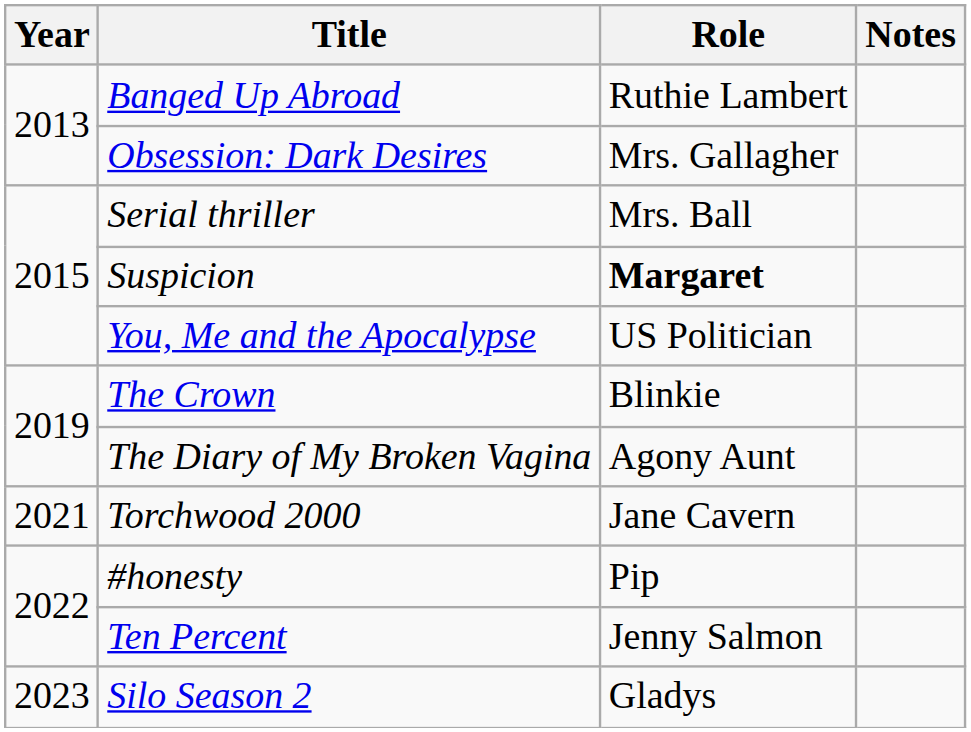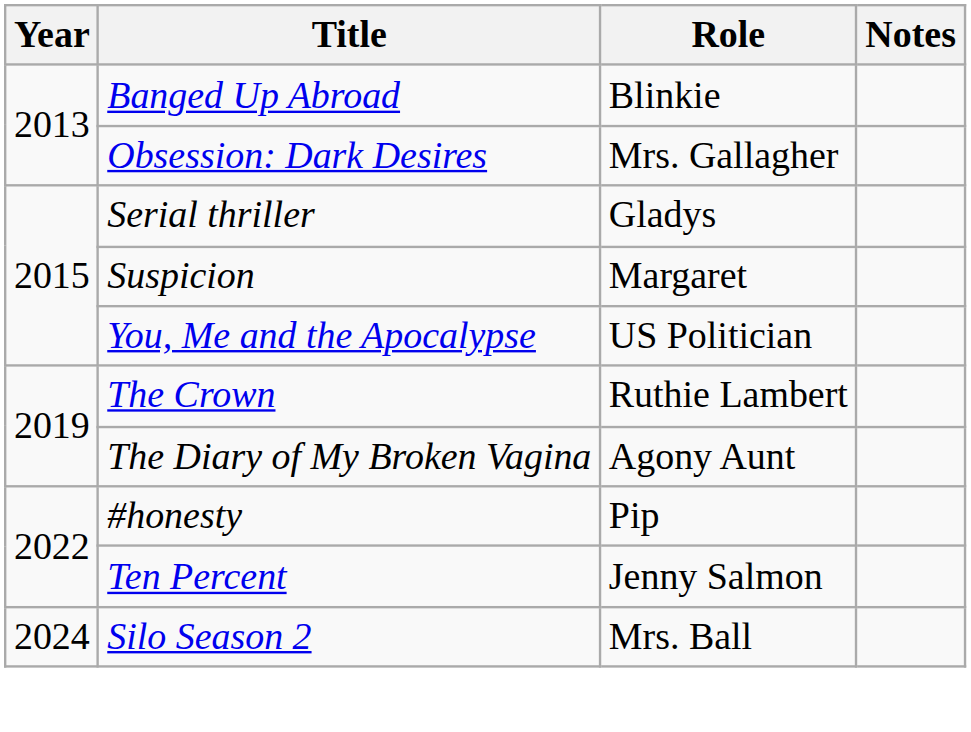(728, 94) Ruthie Lambert -> (665, 94) Blinkie
(680, 214) Mrs. Ball -> (663, 214) Gladys
(686, 275) bold -> (678, 275) normal
(665, 395) Blinkie -> (728, 395) Ruthie Lambert
- row: (234, 515)
(52, 696) 2023 -> (52, 635) 2024
(663, 696) Gladys -> (680, 635) Mrs. Ball
